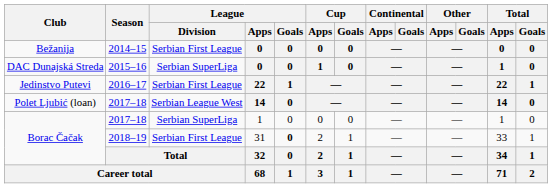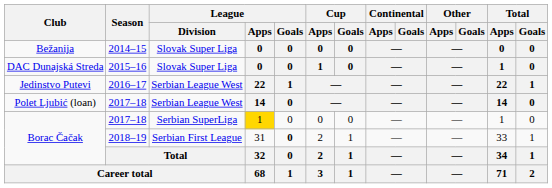(197, 49) Serbian First League -> (197, 49) Slovak Super Liga
(197, 67) Serbian SuperLiga -> (197, 67) Slovak Super Liga
(197, 85) Serbian First League -> (197, 85) Serbian League West
(260, 120) no background -> (260, 120) gold background
